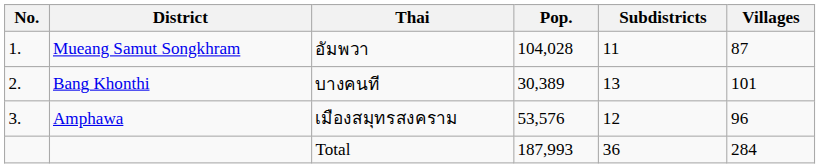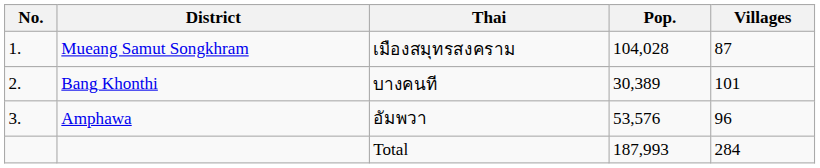- column: (663, 18)
(342, 49) อัมพวา -> (444, 49) เมืองสมุทรสงคราม
(387, 118) เมืองสมุทรสงคราม -> (400, 118) อัมพวา
